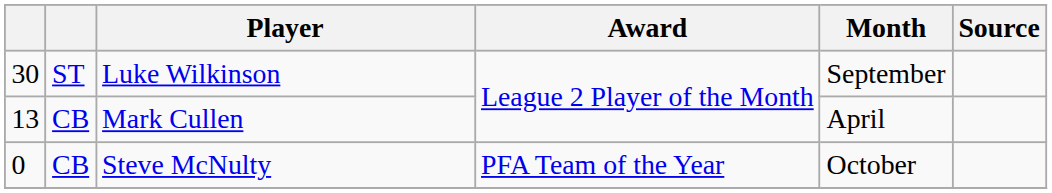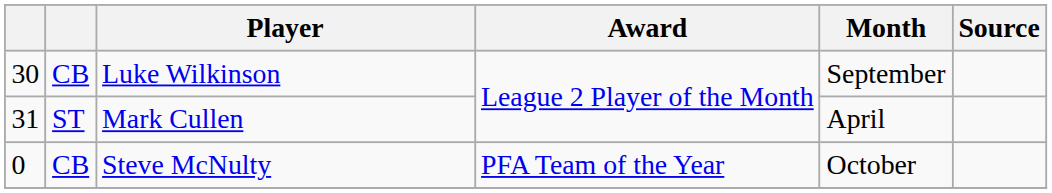(68, 73) ST -> (71, 73) CB
(25, 119) 13 -> (25, 119) 31
(71, 119) CB -> (68, 119) ST
